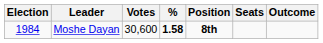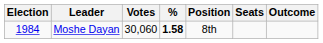(141, 30) 30,600 -> (141, 30) 30,060
(209, 30) bold -> (209, 30) normal
